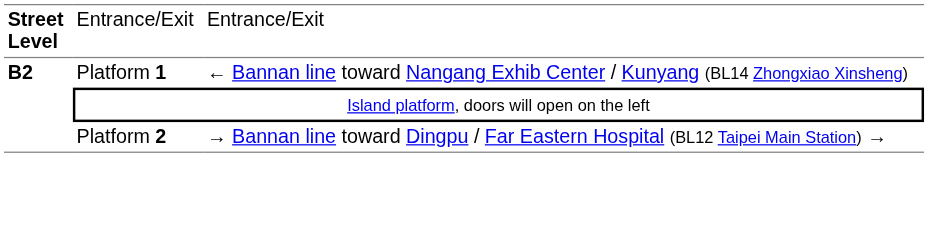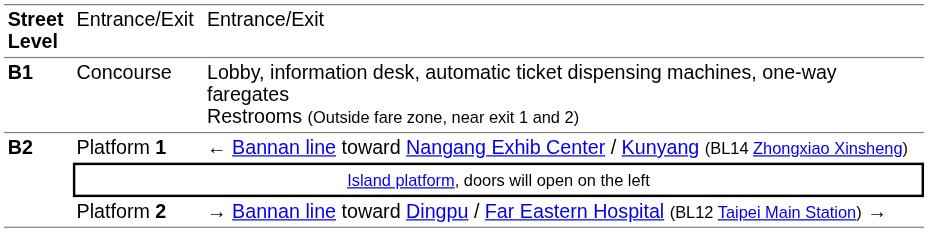+ row: (124, 72)
